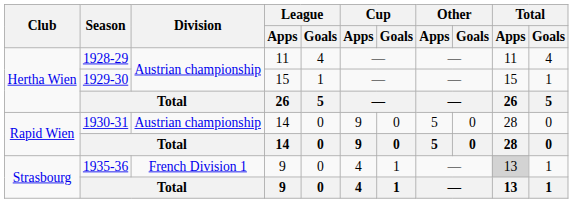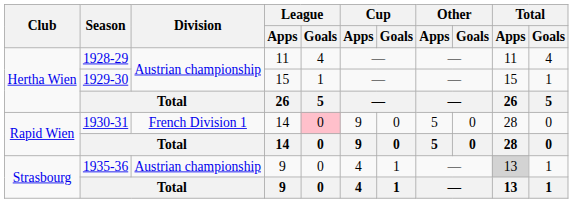(198, 123) Austrian championship -> (198, 123) French Division 1
(320, 123) no background -> (320, 123) pink background
(198, 166) French Division 1 -> (198, 166) Austrian championship
